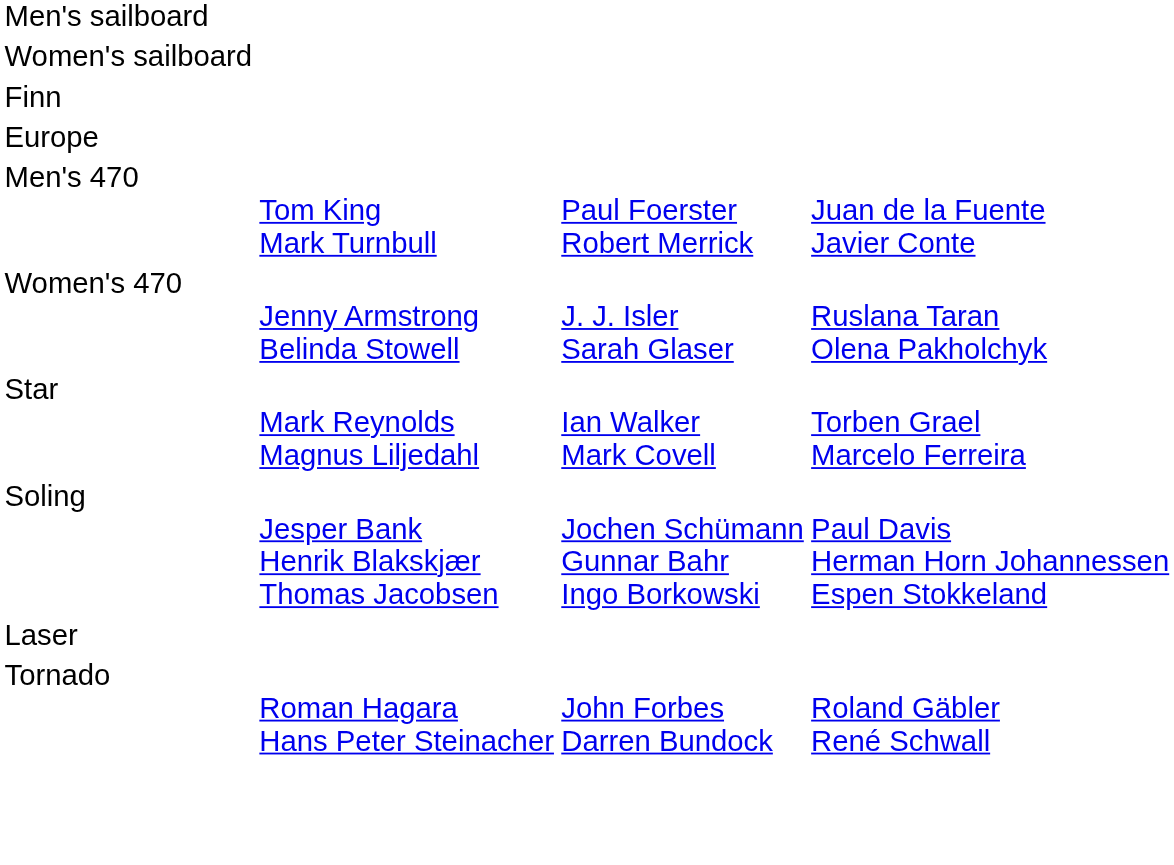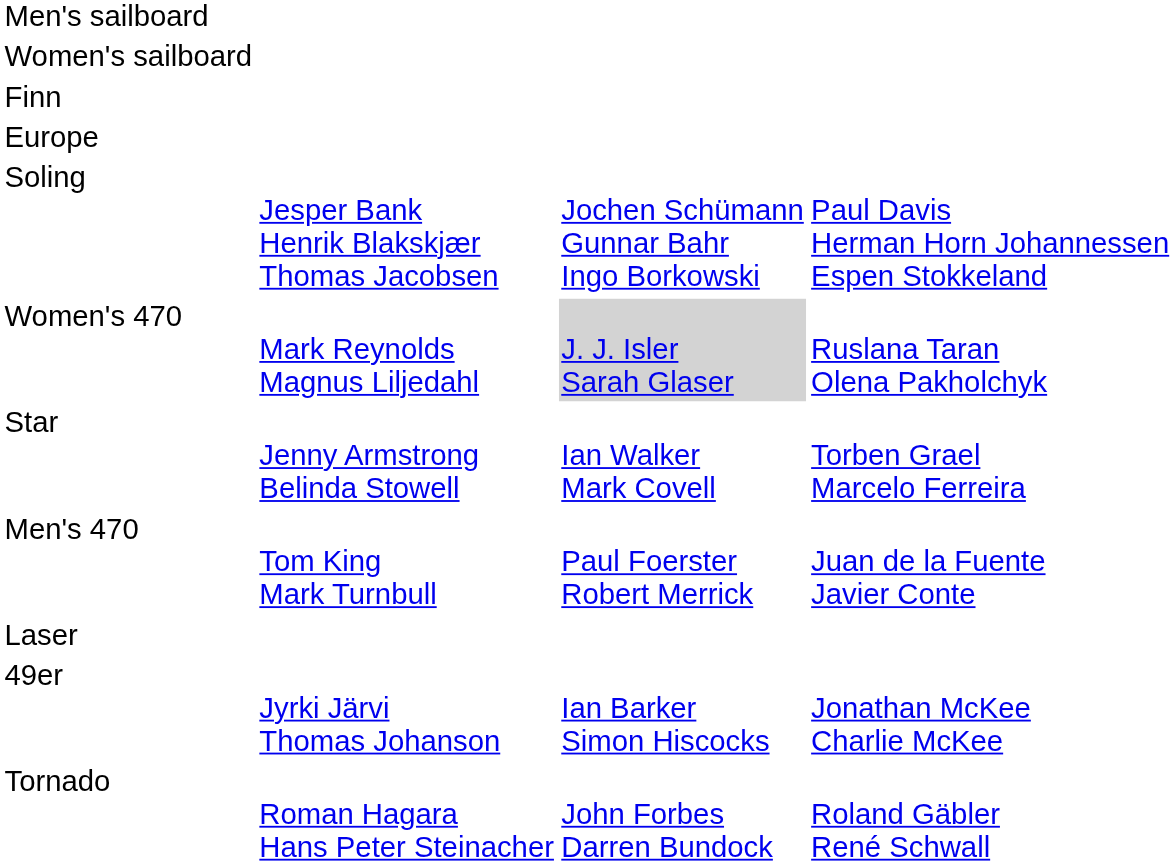rows swapped: (72, 177) <-> (45, 496)
(369, 333) Jenny Armstrong Belinda Stowell -> (369, 366) Mark Reynolds Magnus Liljedahl
(648, 333) no background -> (648, 366) lightgrey background
(369, 439) Mark Reynolds Magnus Liljedahl -> (369, 472) Jenny Armstrong Belinda Stowell
+ row: (34, 675)
